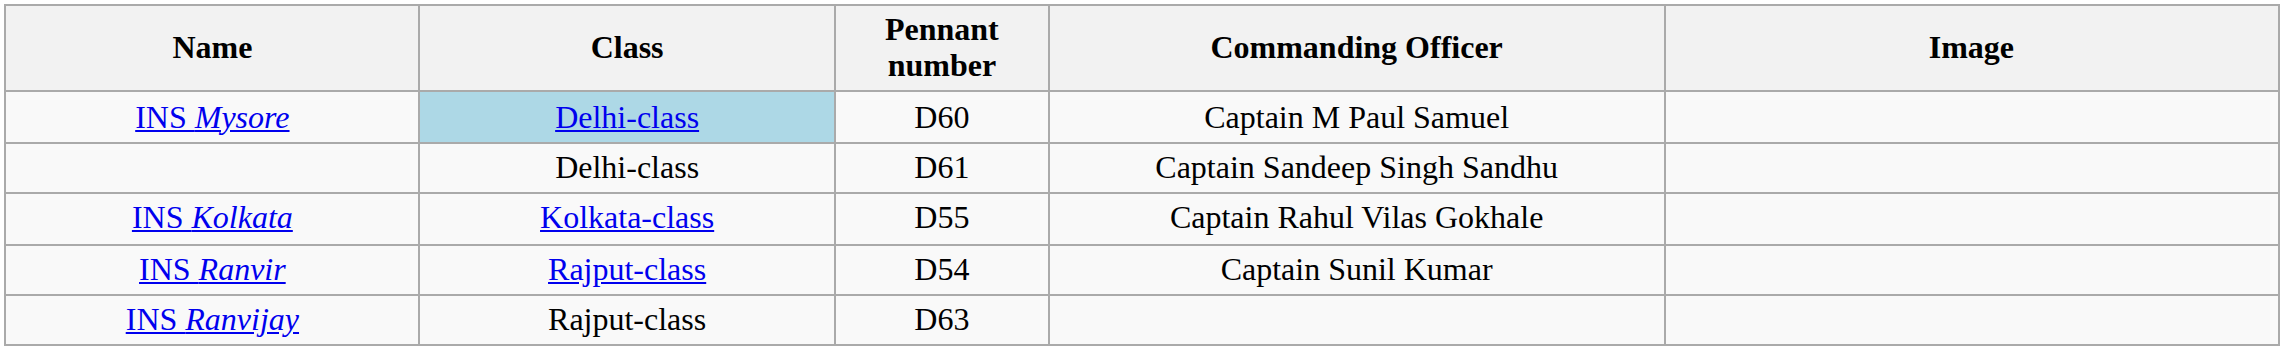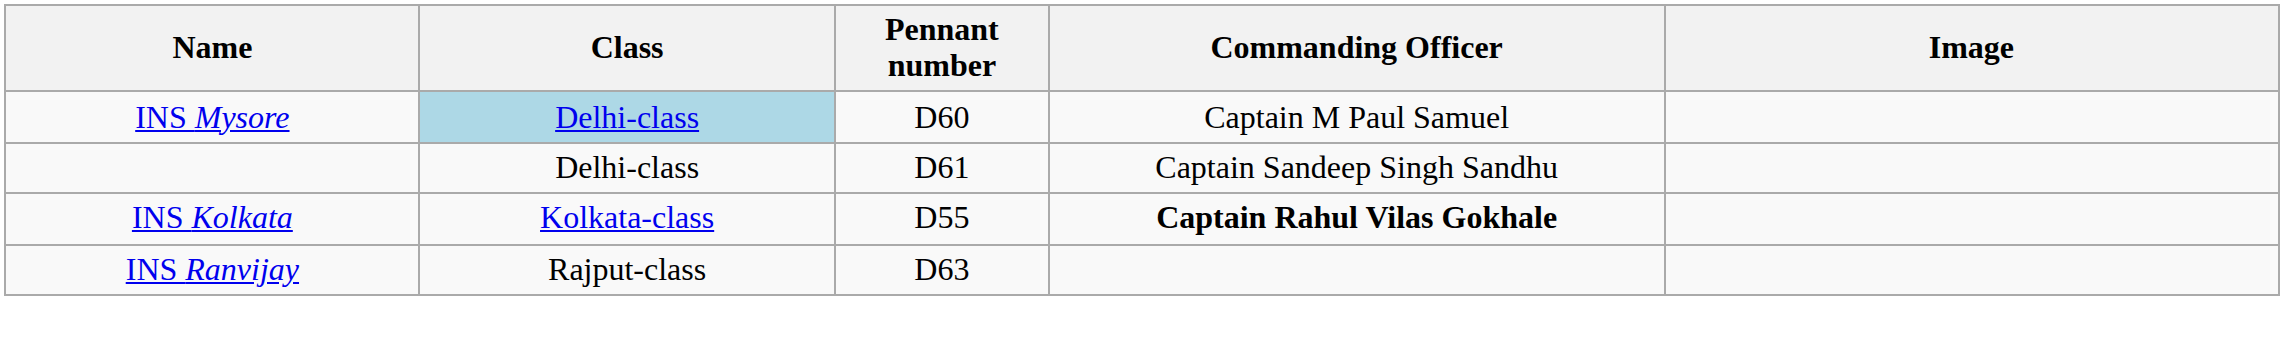(1357, 218) normal -> (1357, 218) bold
- row: (212, 268)
